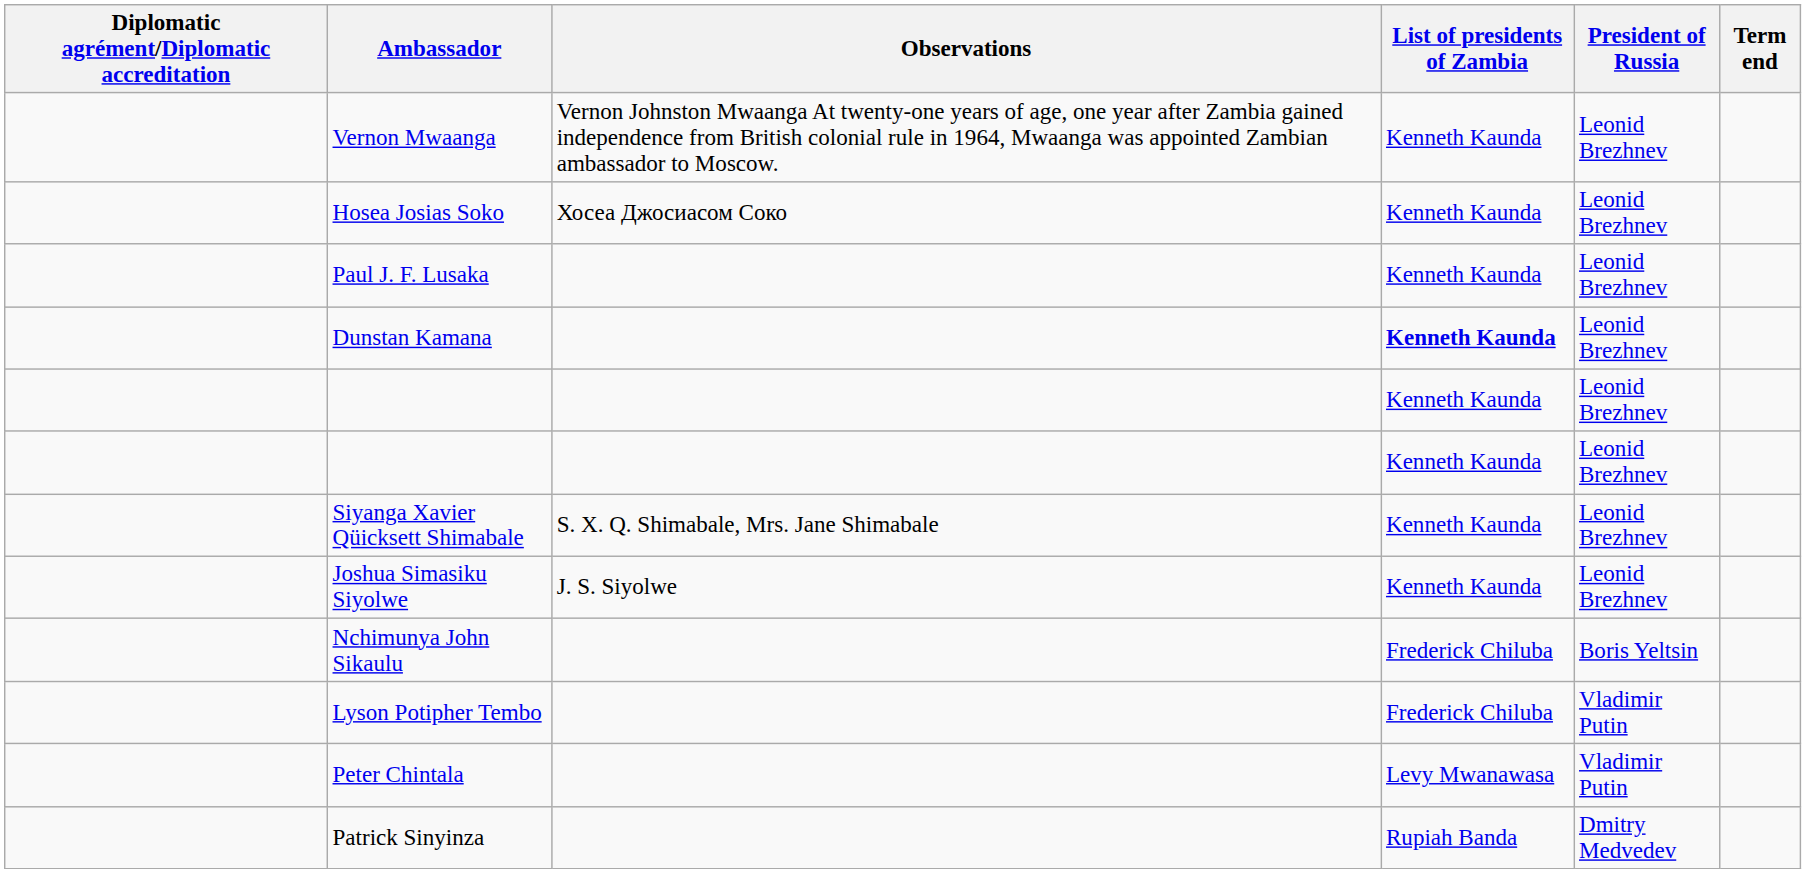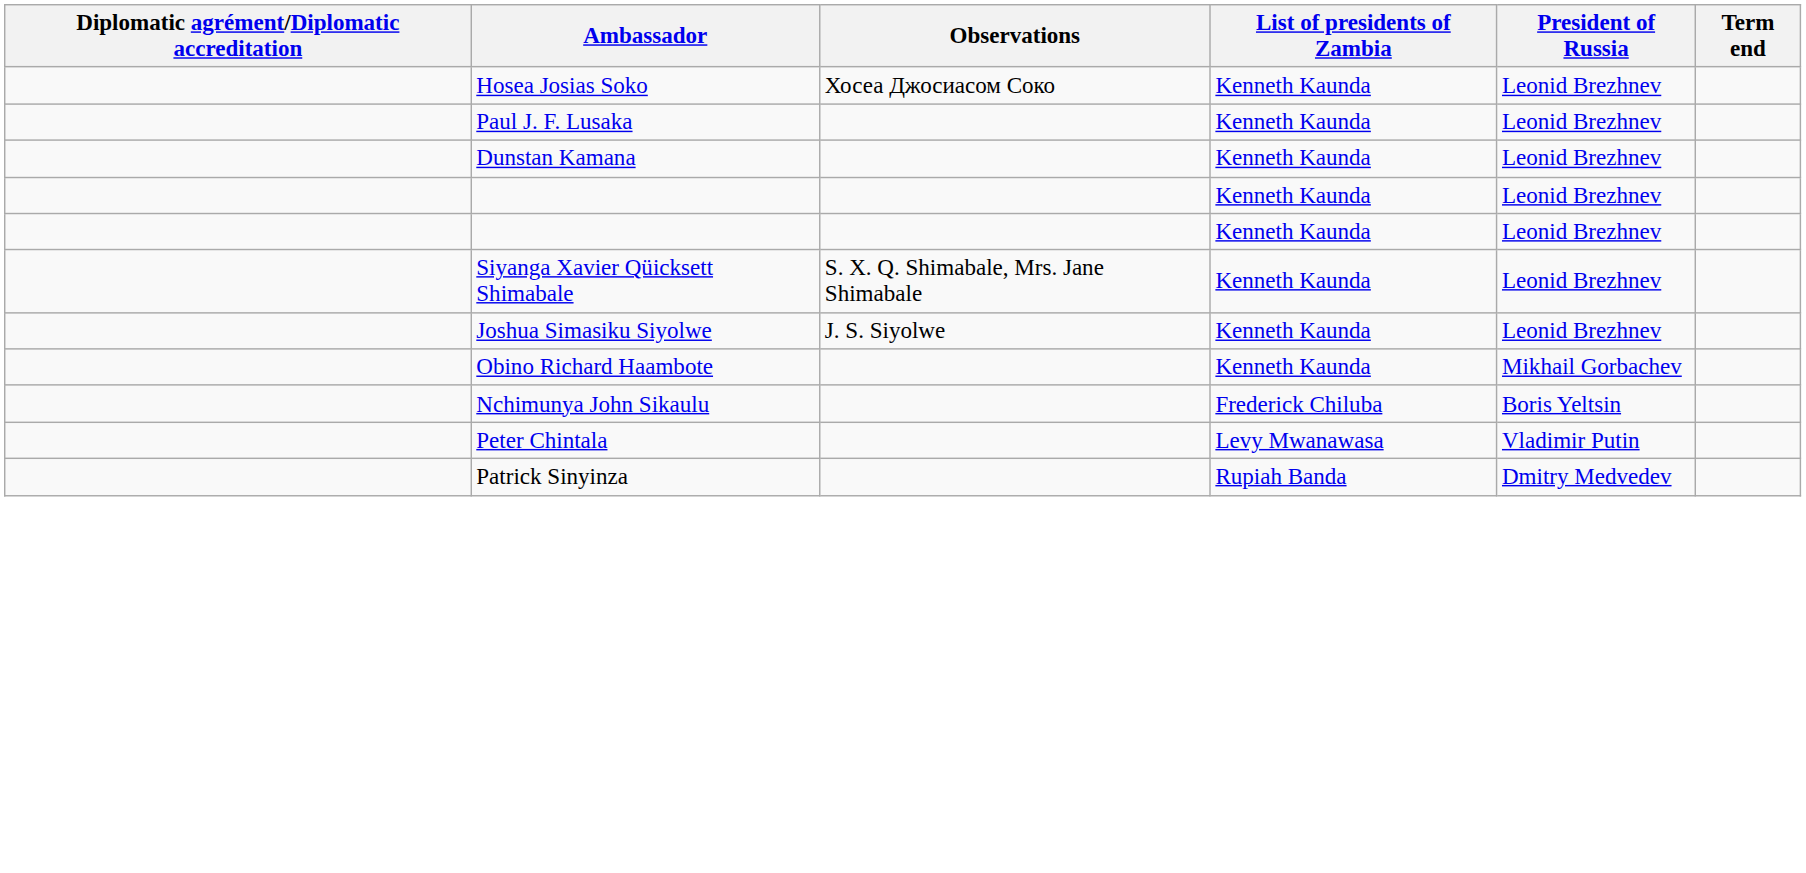- row: (414, 137)
(1471, 337) bold -> (1293, 158) normal
+ row: (595, 366)
- row: (437, 712)
